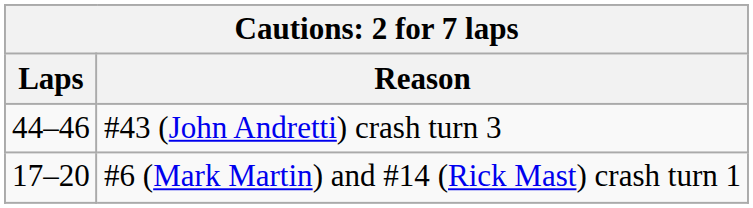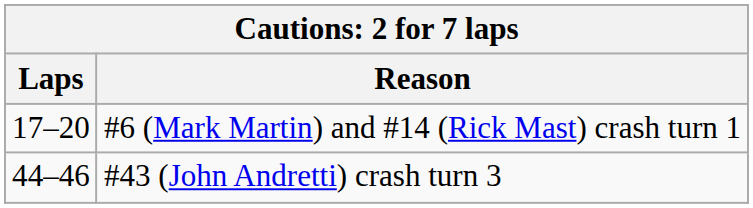rows swapped: (423, 176) <-> (303, 127)
